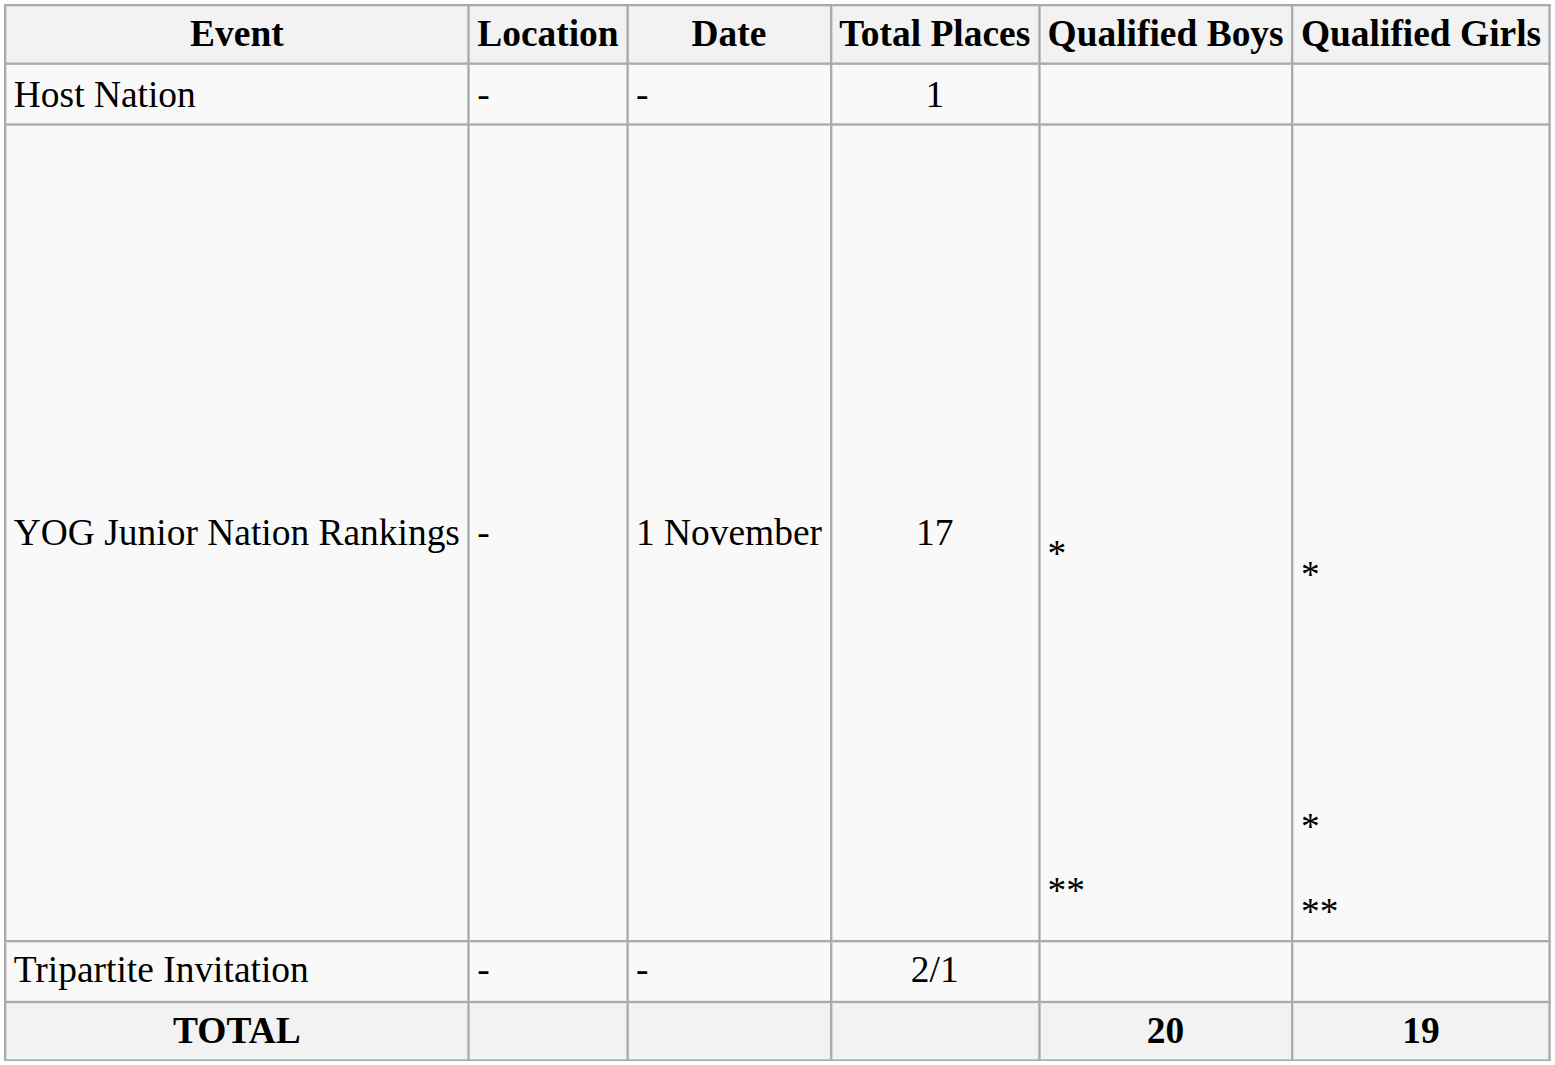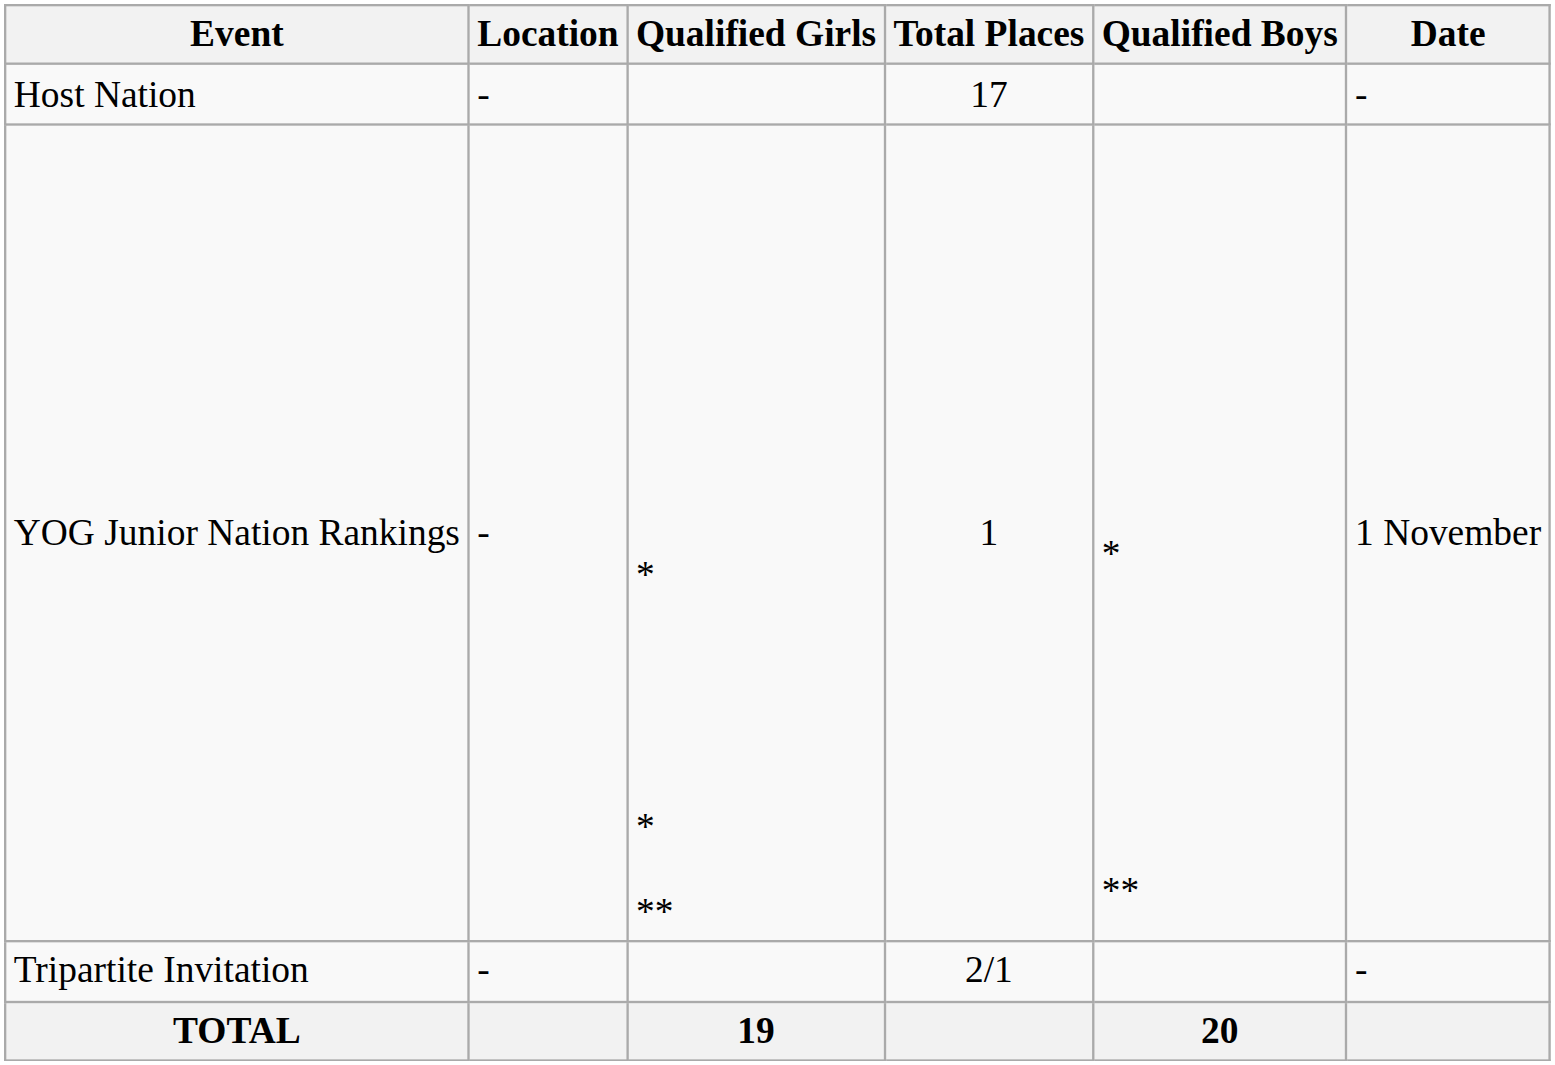columns swapped: (729, 34) <-> (1421, 34)
(935, 93) 1 -> (989, 93) 17
(935, 532) 17 -> (989, 532) 1
